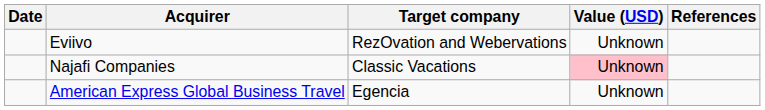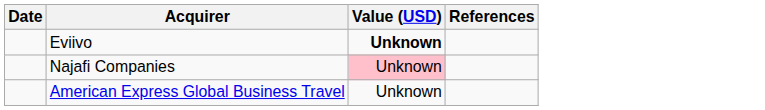- column: (459, 17)
(631, 42) normal -> (406, 42) bold
